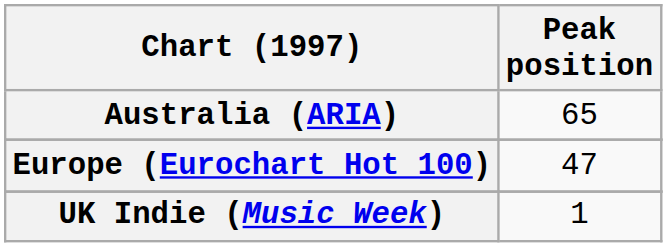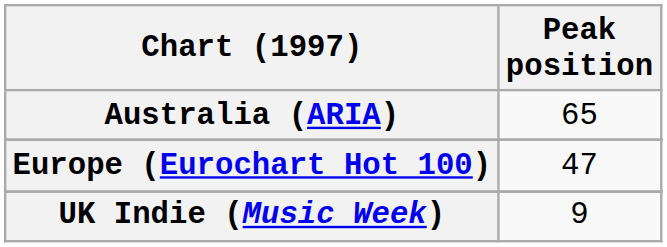(579, 216) 1 -> (579, 216) 9
